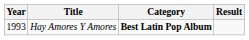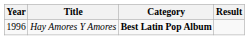(16, 27) 1993 -> (16, 27) 1996
